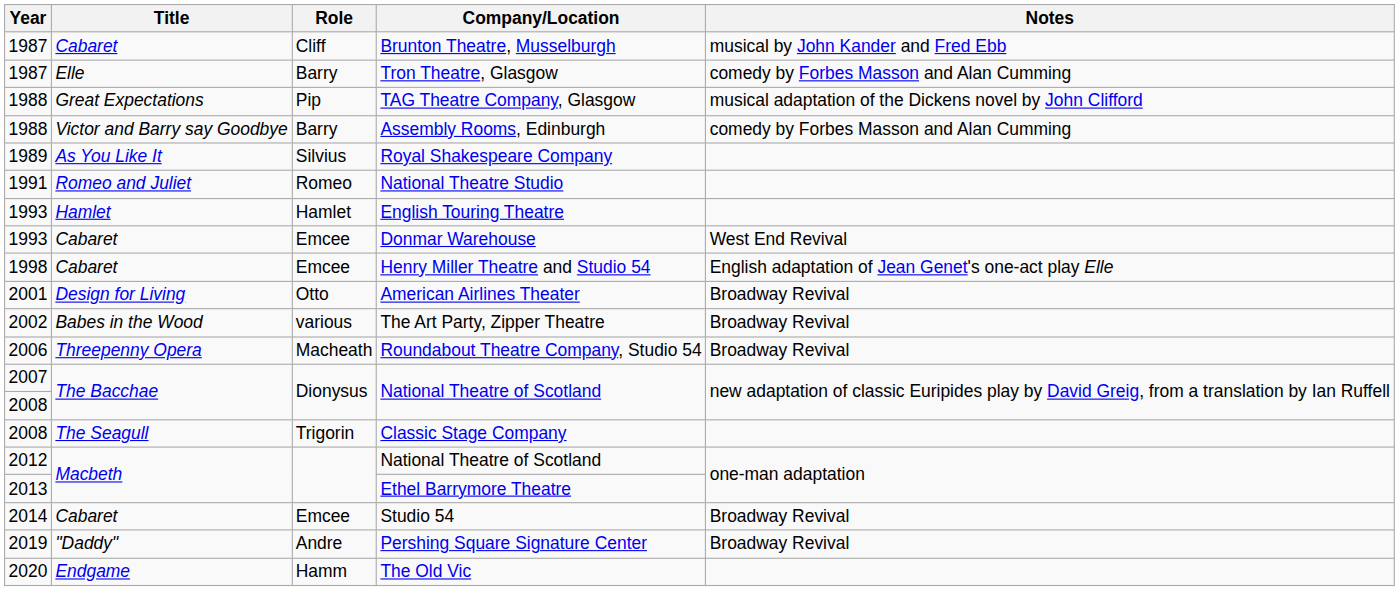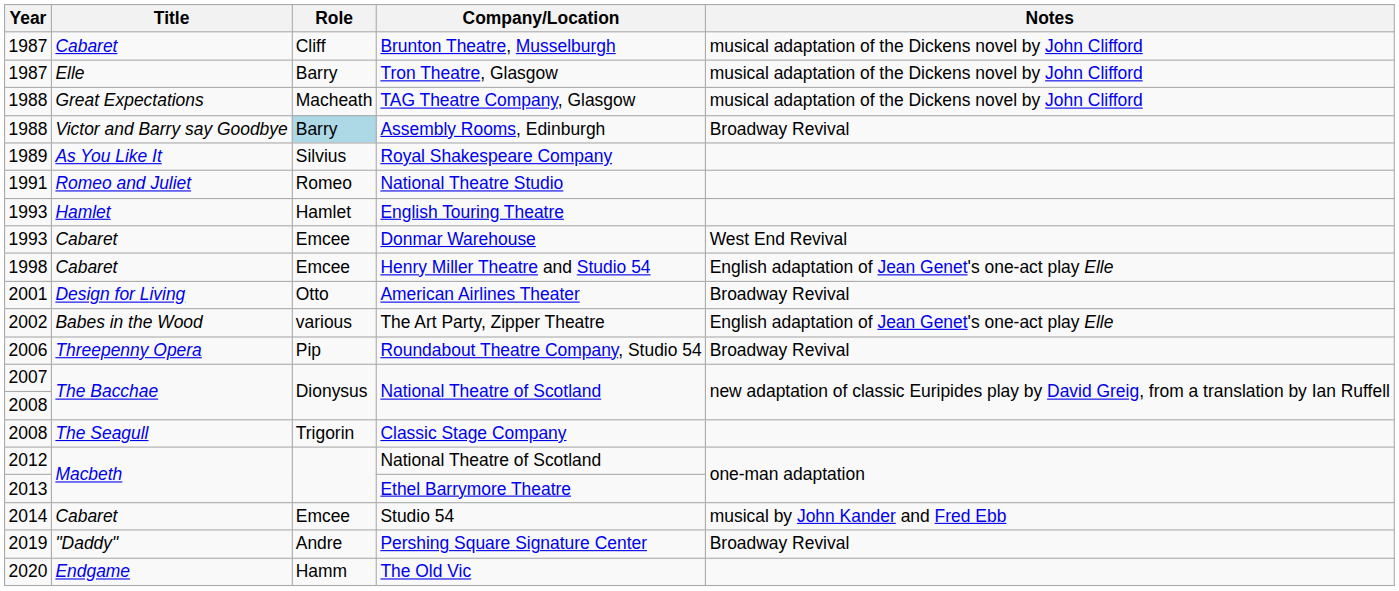(858, 45) musical by John Kander and Fred Ebb -> (926, 45) musical adaptation of the Dickens novel by John Clifford
(890, 73) comedy by Forbes Masson and Alan Cumming -> (926, 73) musical adaptation of the Dickens novel by John Clifford
(308, 101) Pip -> (334, 101) Macheath
(317, 128) no background -> (317, 128) lightblue background
(890, 128) comedy by Forbes Masson and Alan Cumming -> (779, 128) Broadway Revival
(779, 322) Broadway Revival -> (912, 322) English adaptation of Jean Genet's one-act play Elle
(334, 350) Macheath -> (308, 350) Pip
(779, 516) Broadway Revival -> (858, 516) musical by John Kander and Fred Ebb
